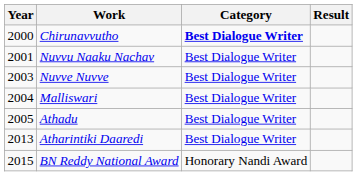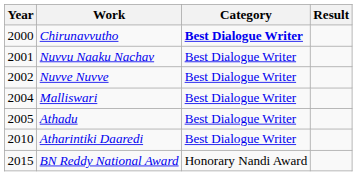(21, 77) 2003 -> (21, 77) 2002
(21, 139) 2013 -> (21, 139) 2010
